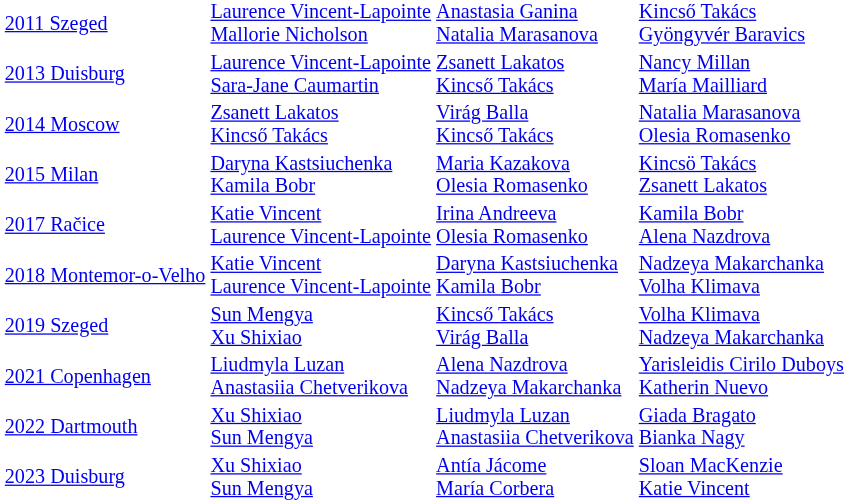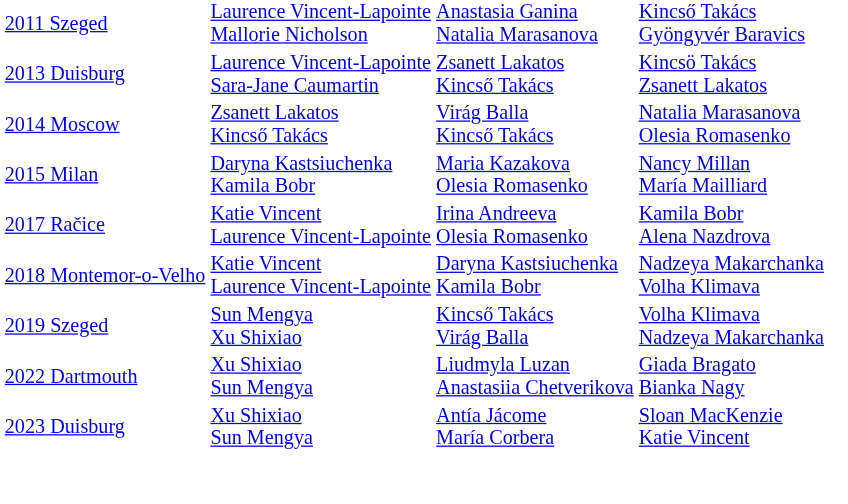(703, 73) Nancy Millan María Mailliard -> (703, 73) Kincsö Takács Zsanett Lakatos
(703, 174) Kincsö Takács Zsanett Lakatos -> (703, 174) Nancy Millan María Mailliard
- row: (78, 376)
